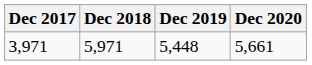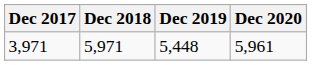(254, 45) 5,661 -> (254, 45) 5,961
